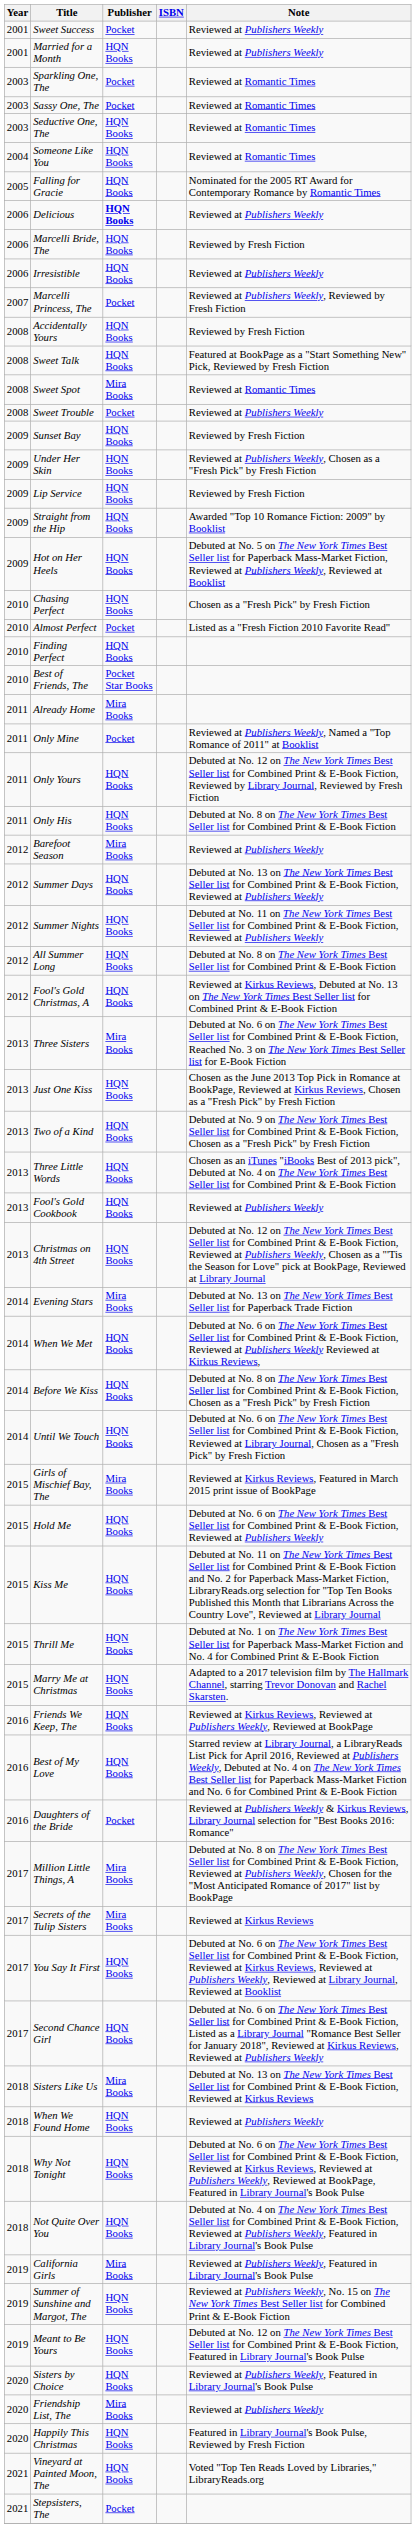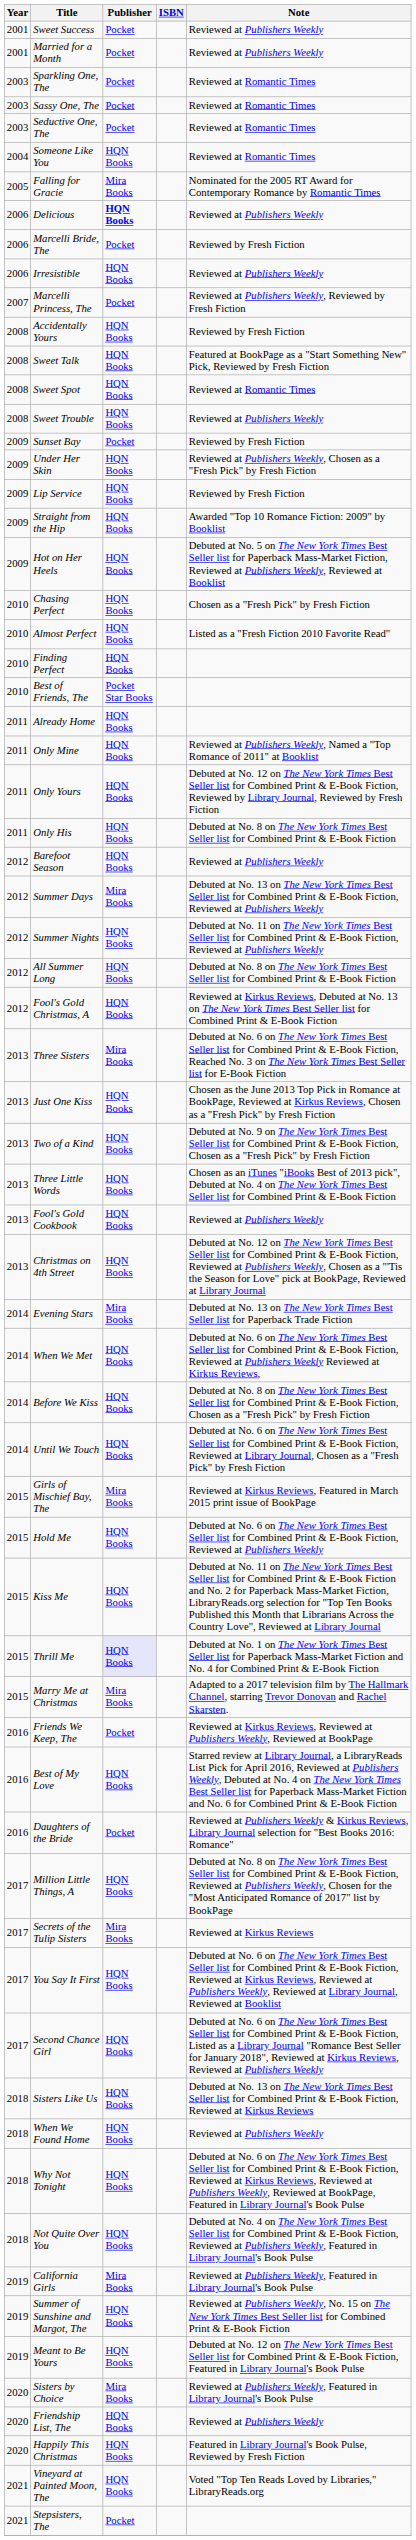(119, 53) HQN Books -> (120, 53) Pocket
(119, 128) HQN Books -> (120, 128) Pocket
(119, 186) HQN Books -> (119, 186) Mira Books
(119, 244) HQN Books -> (120, 244) Pocket
(119, 389) Mira Books -> (119, 389) HQN Books
(120, 412) Pocket -> (119, 418) HQN Books
(119, 435) HQN Books -> (120, 441) Pocket
(120, 628) Pocket -> (119, 634) HQN Books
(119, 709) Mira Books -> (119, 721) HQN Books
(120, 738) Pocket -> (119, 750) HQN Books
(119, 849) Mira Books -> (119, 861) HQN Books
(119, 884) HQN Books -> (119, 896) Mira Books
(119, 1644) no background -> (119, 1656) lavender background
(119, 1685) HQN Books -> (119, 1697) Mira Books
(119, 1720) HQN Books -> (120, 1732) Pocket
(119, 1873) Mira Books -> (119, 1885) HQN Books
(119, 2086) Mira Books -> (119, 2098) HQN Books
(119, 2380) HQN Books -> (119, 2392) Mira Books
(119, 2409) Mira Books -> (119, 2421) HQN Books
